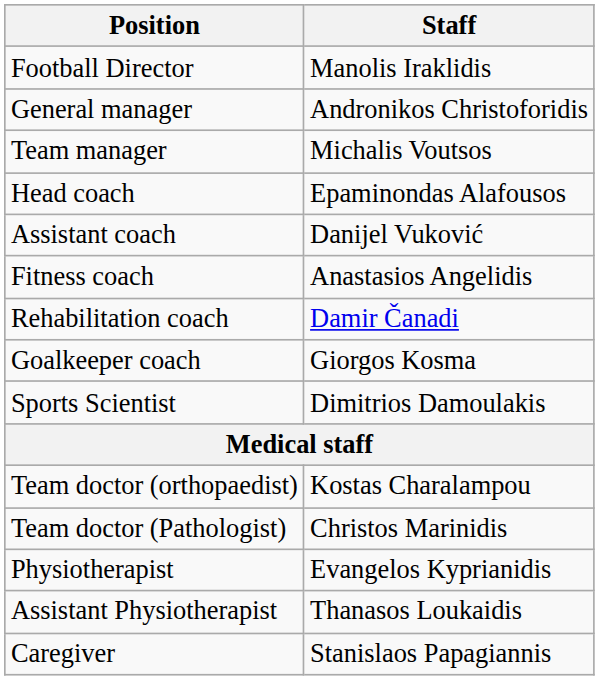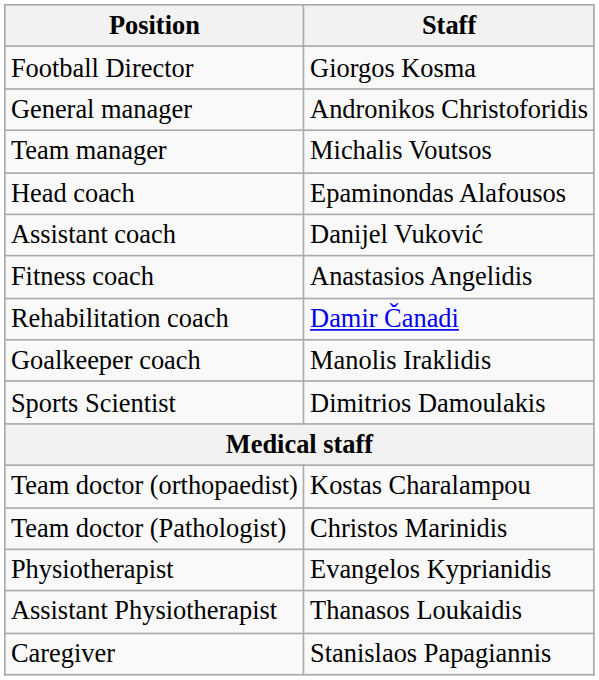(401, 67) Manolis Iraklidis -> (393, 67) Giorgos Kosma
(393, 360) Giorgos Kosma -> (401, 360) Manolis Iraklidis
